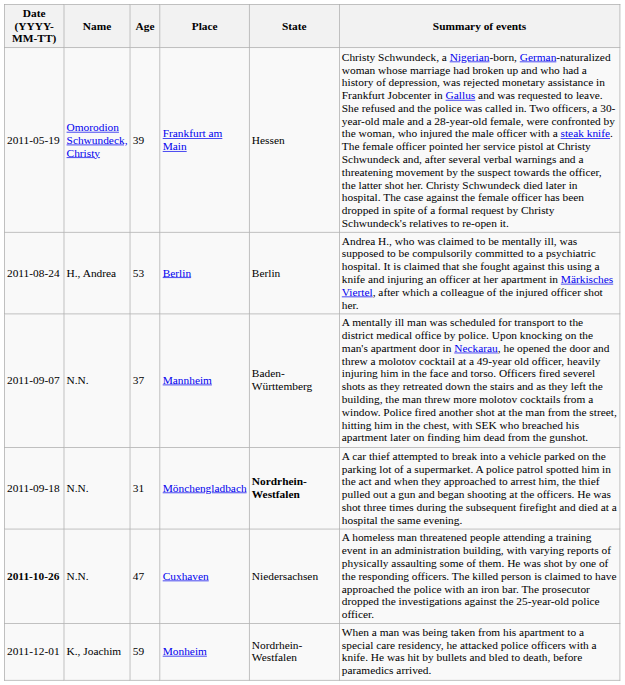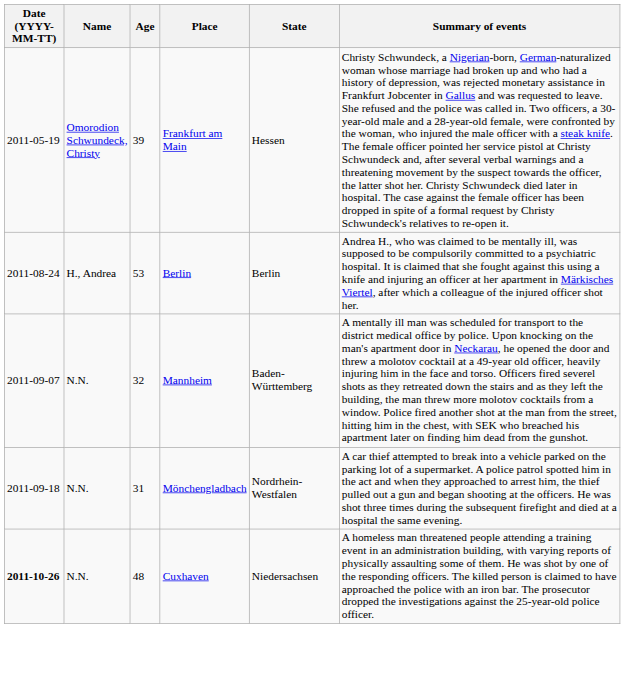(138, 380) 37 -> (138, 380) 32
(279, 488) bold -> (277, 488) normal
(138, 576) 47 -> (138, 576) 48
- row: (185, 651)
